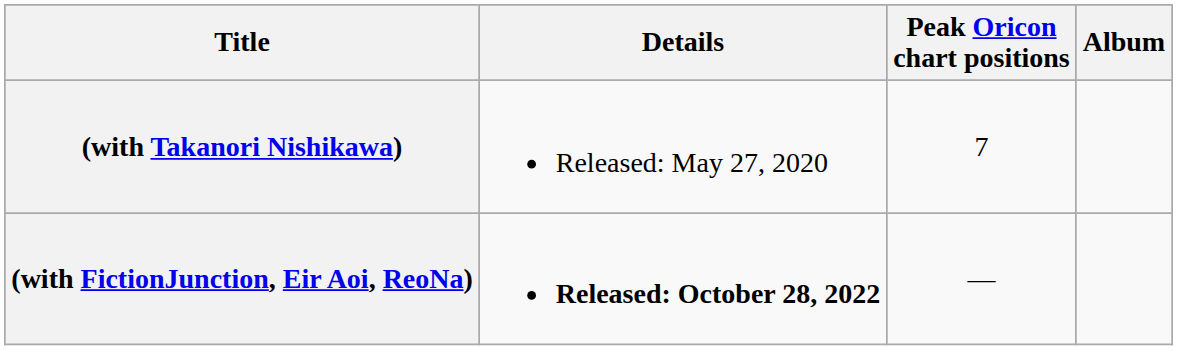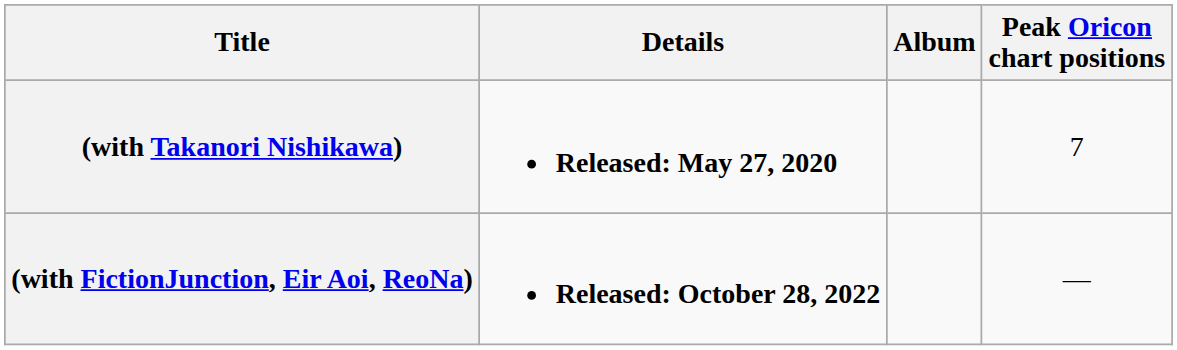columns swapped: (981, 42) <-> (1124, 42)
(683, 162) normal -> (683, 162) bold
